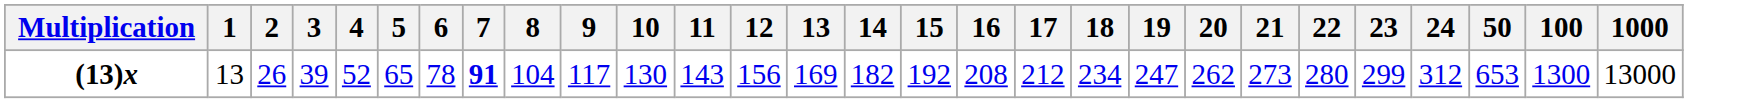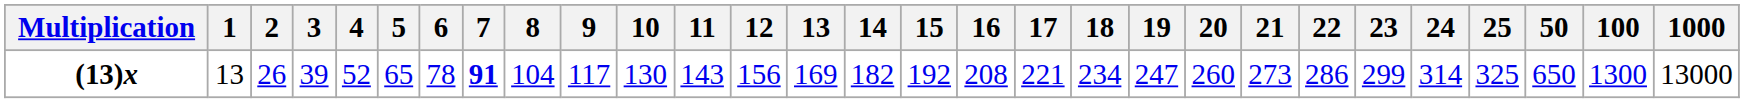+ column: (1497, 27)
(1043, 73) 212 -> (1043, 73) 221
(1213, 73) 262 -> (1213, 73) 260
(1327, 73) 280 -> (1327, 73) 286
(1440, 73) 312 -> (1440, 73) 314
(1497, 73) 653 -> (1554, 73) 650
